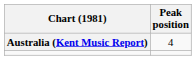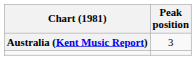(171, 42) 4 -> (171, 42) 3
